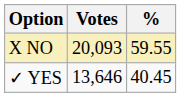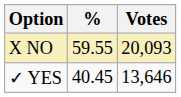columns swapped: (97, 18) <-> (151, 18)
